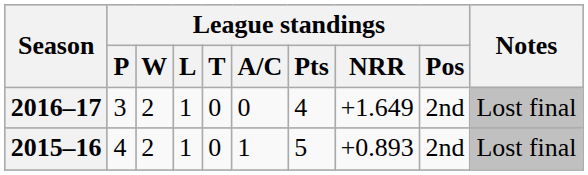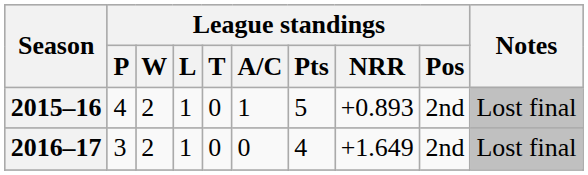rows swapped: (56, 148) <-> (56, 107)
